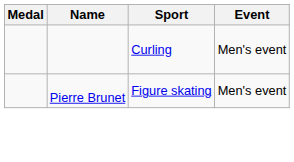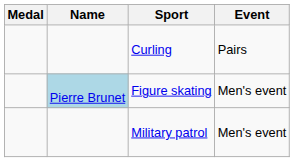(252, 49) Men's event -> (232, 49) Pairs
(88, 98) no background -> (88, 98) lightblue background
+ row: (169, 133)
